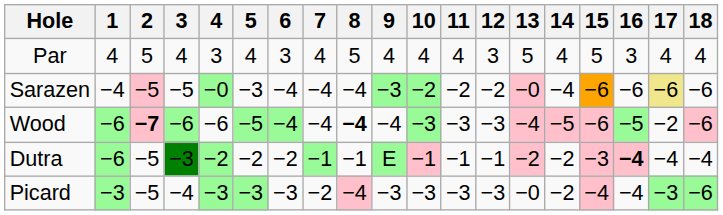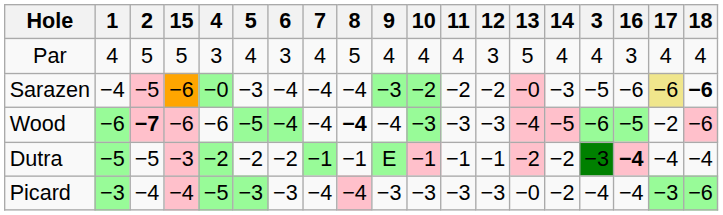columns swapped: (182, 21) <-> (597, 21)
(562, 90) −4 -> (562, 90) −3
(700, 90) normal -> (700, 90) bold
(112, 158) −6 -> (112, 158) −5
(147, 192) −5 -> (147, 192) −4
(216, 192) −3 -> (216, 192) −5
(320, 192) −2 -> (320, 192) −4
